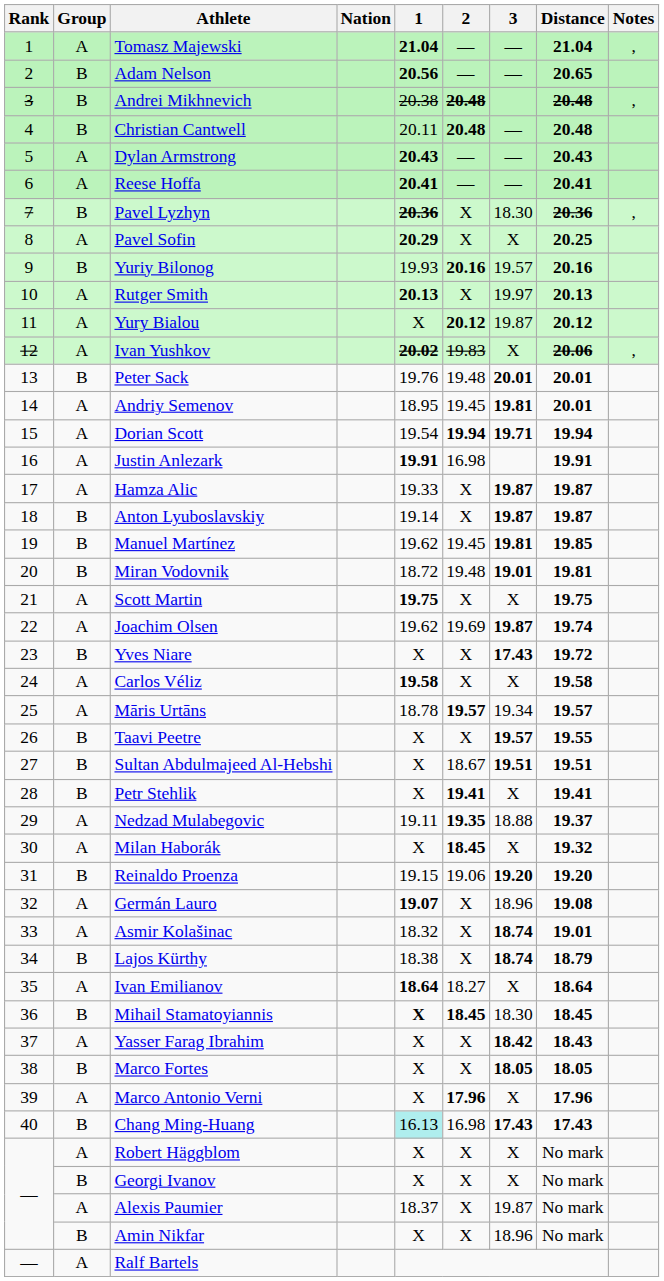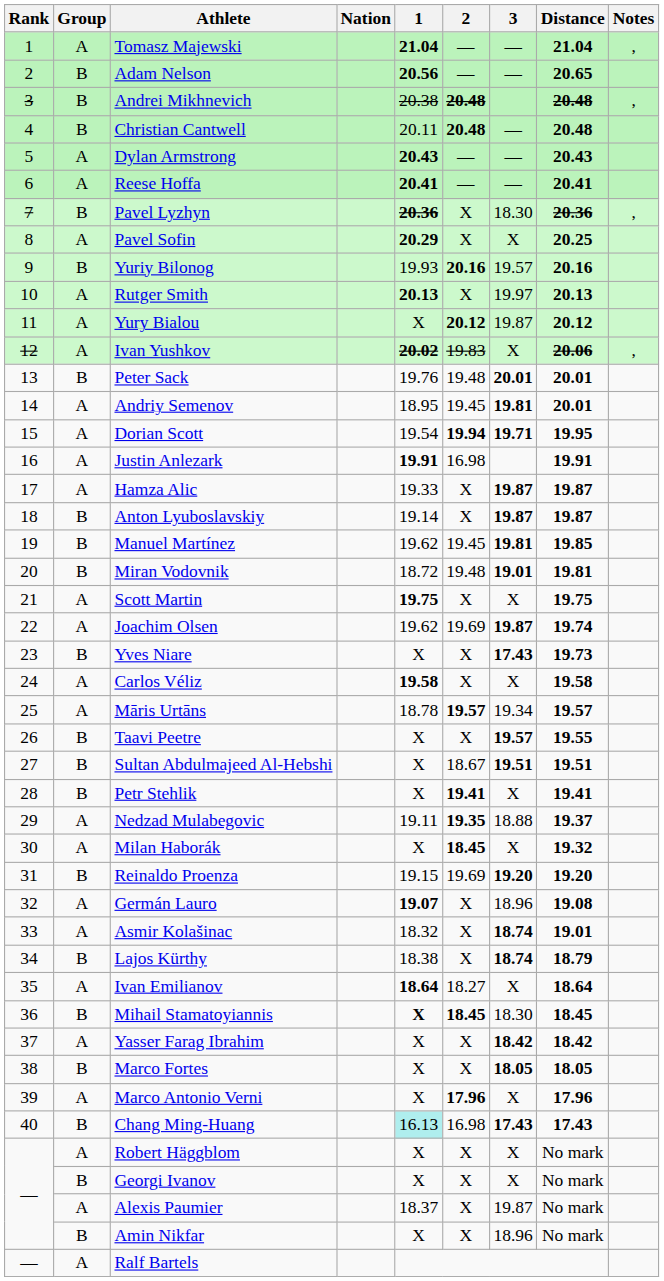(573, 433) 19.94 -> (573, 433) 19.95
(573, 654) 19.72 -> (573, 654) 19.73
(466, 875) 19.06 -> (466, 875) 19.69
(573, 1041) 18.43 -> (573, 1041) 18.42
